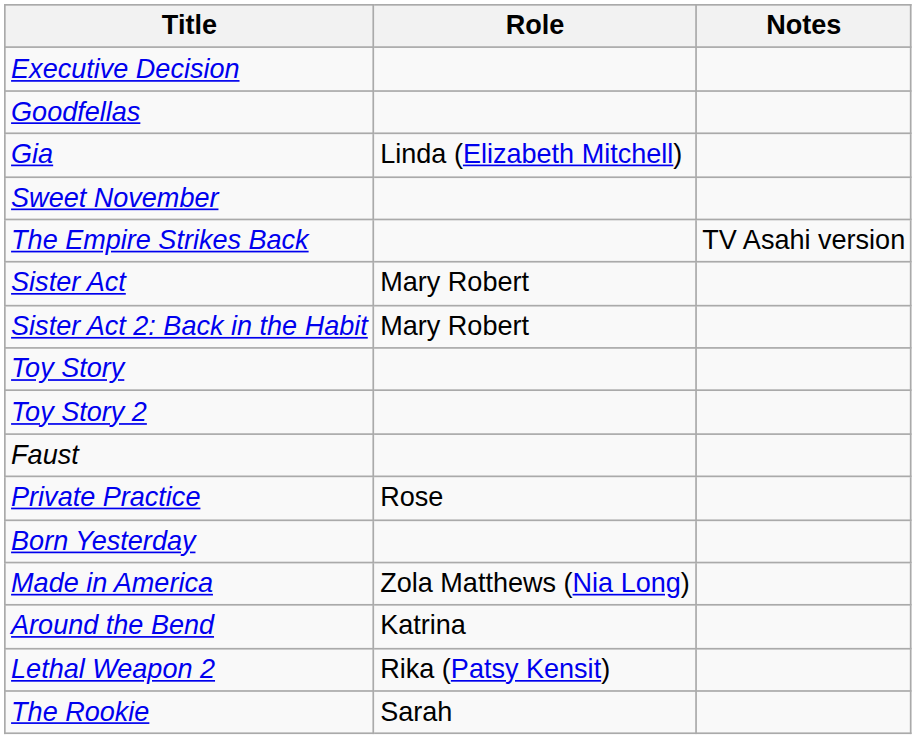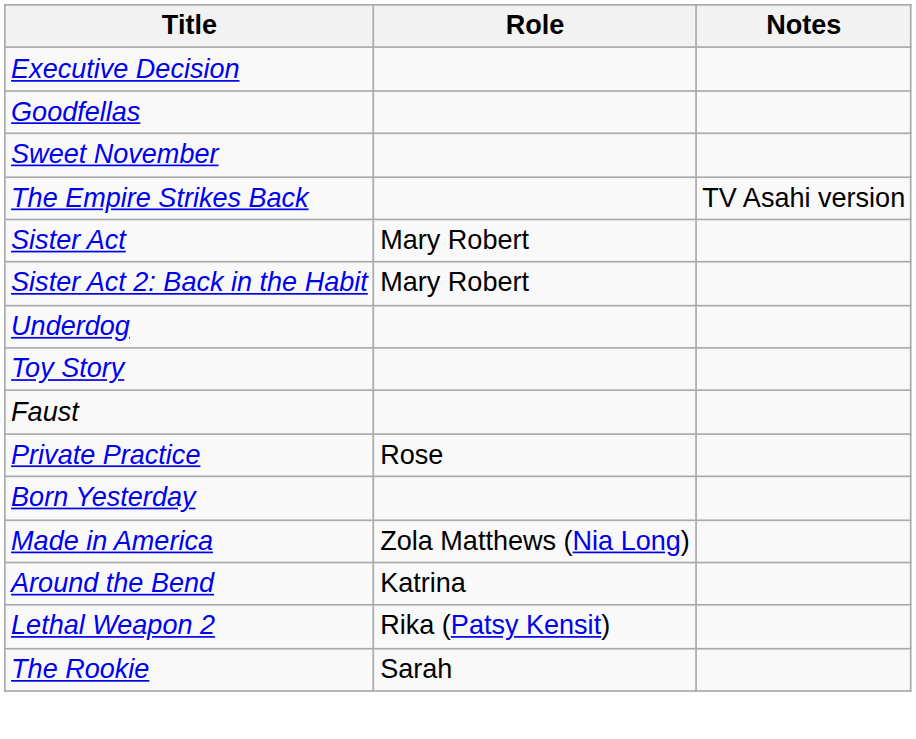- row: (32, 154)
+ row: (70, 326)
- row: (79, 411)
